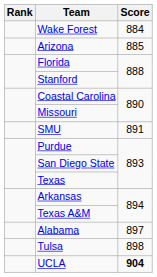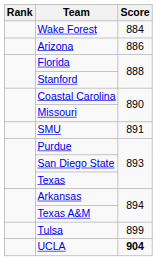(135, 46) 885 -> (135, 46) 886
- row: (58, 230)
(135, 247) 898 -> (135, 230) 899
